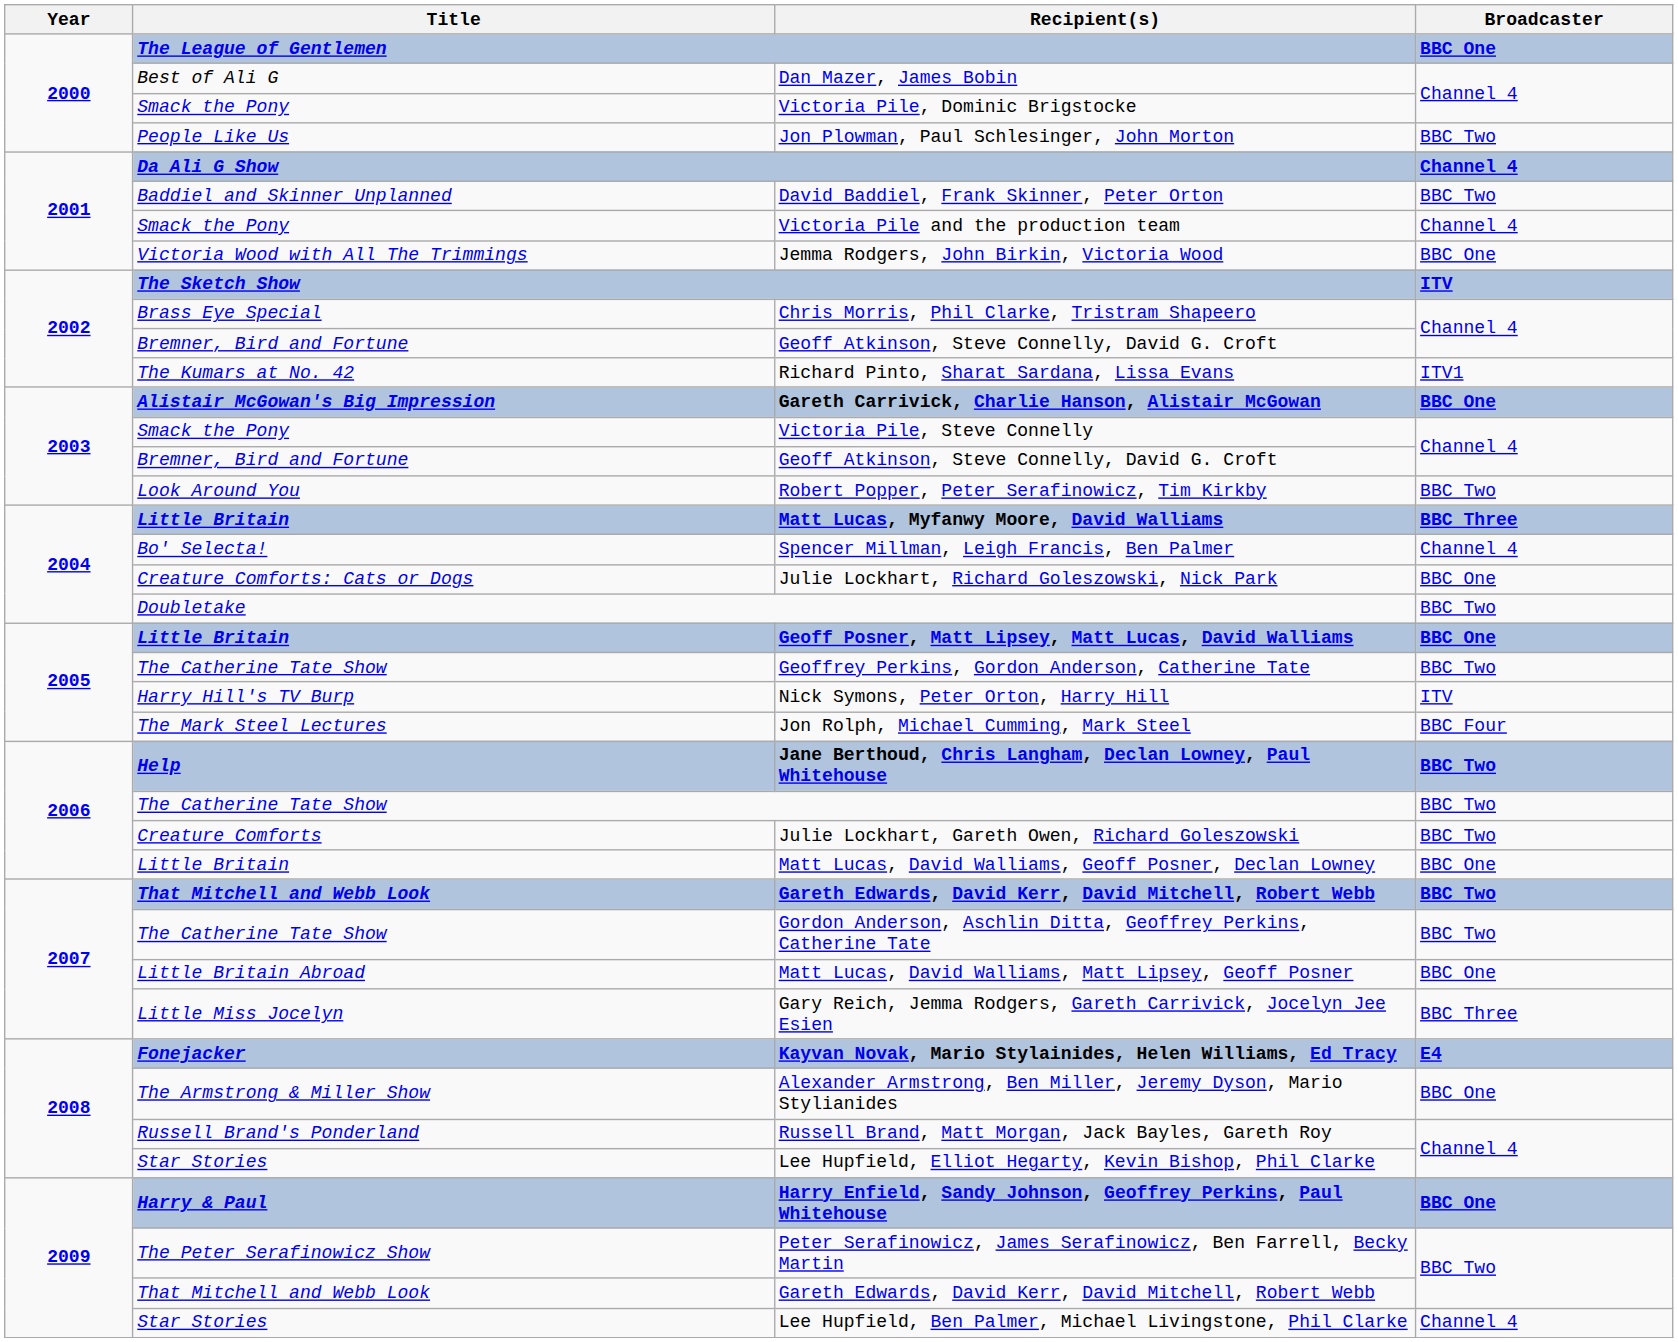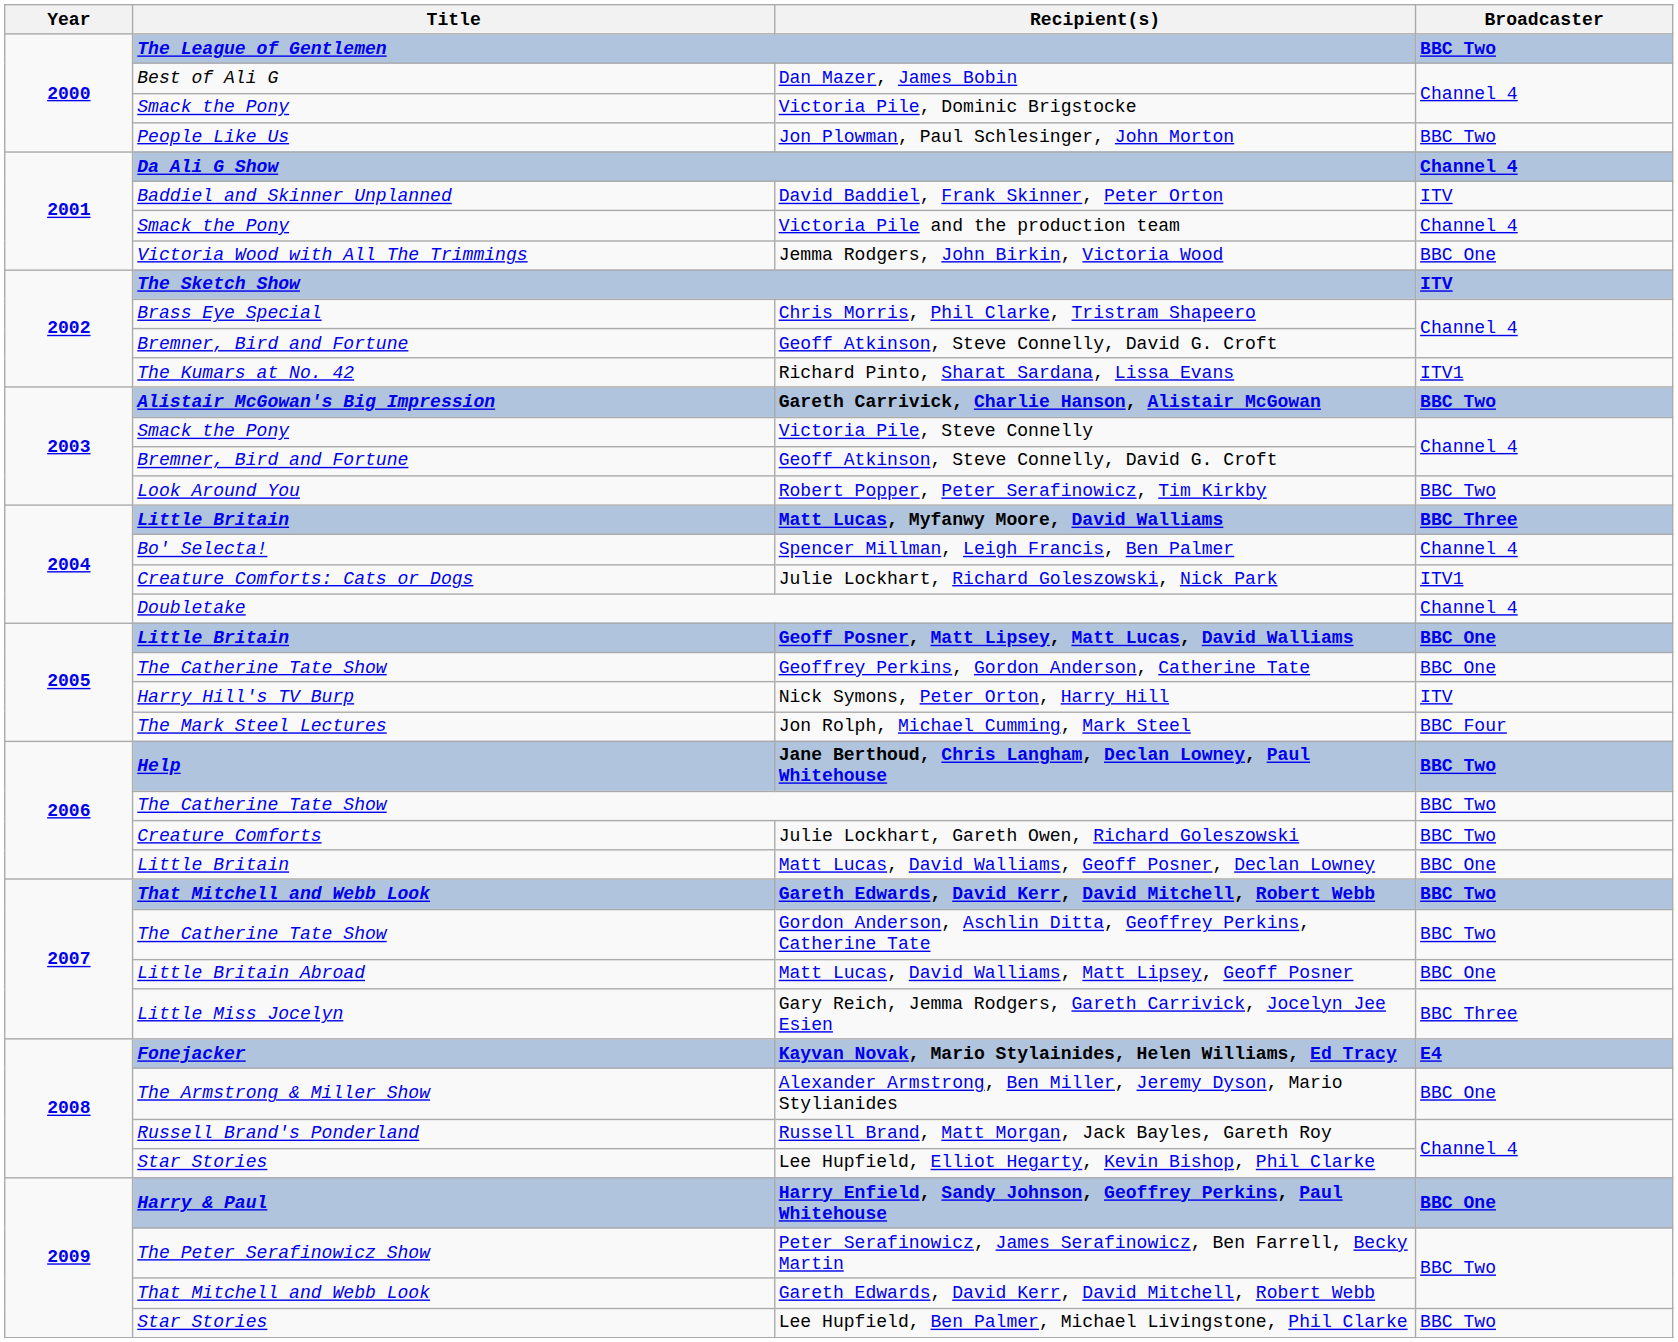(1458, 49) BBC One -> (1458, 49) BBC Two
(1458, 196) BBC Two -> (1436, 196) ITV
(1458, 402) BBC One -> (1458, 402) BBC Two
(1458, 579) BBC One -> (1442, 579) ITV1
(1458, 608) BBC Two -> (1469, 608) Channel 4
(1458, 667) BBC Two -> (1458, 667) BBC One
(1469, 1323) Channel 4 -> (1458, 1323) BBC Two
